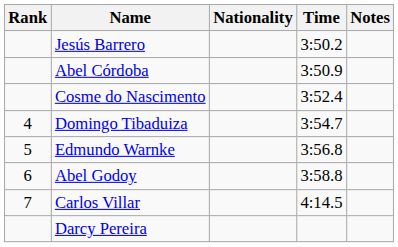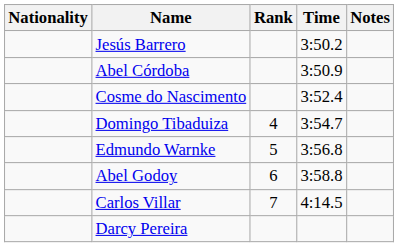columns swapped: (28, 17) <-> (253, 17)
